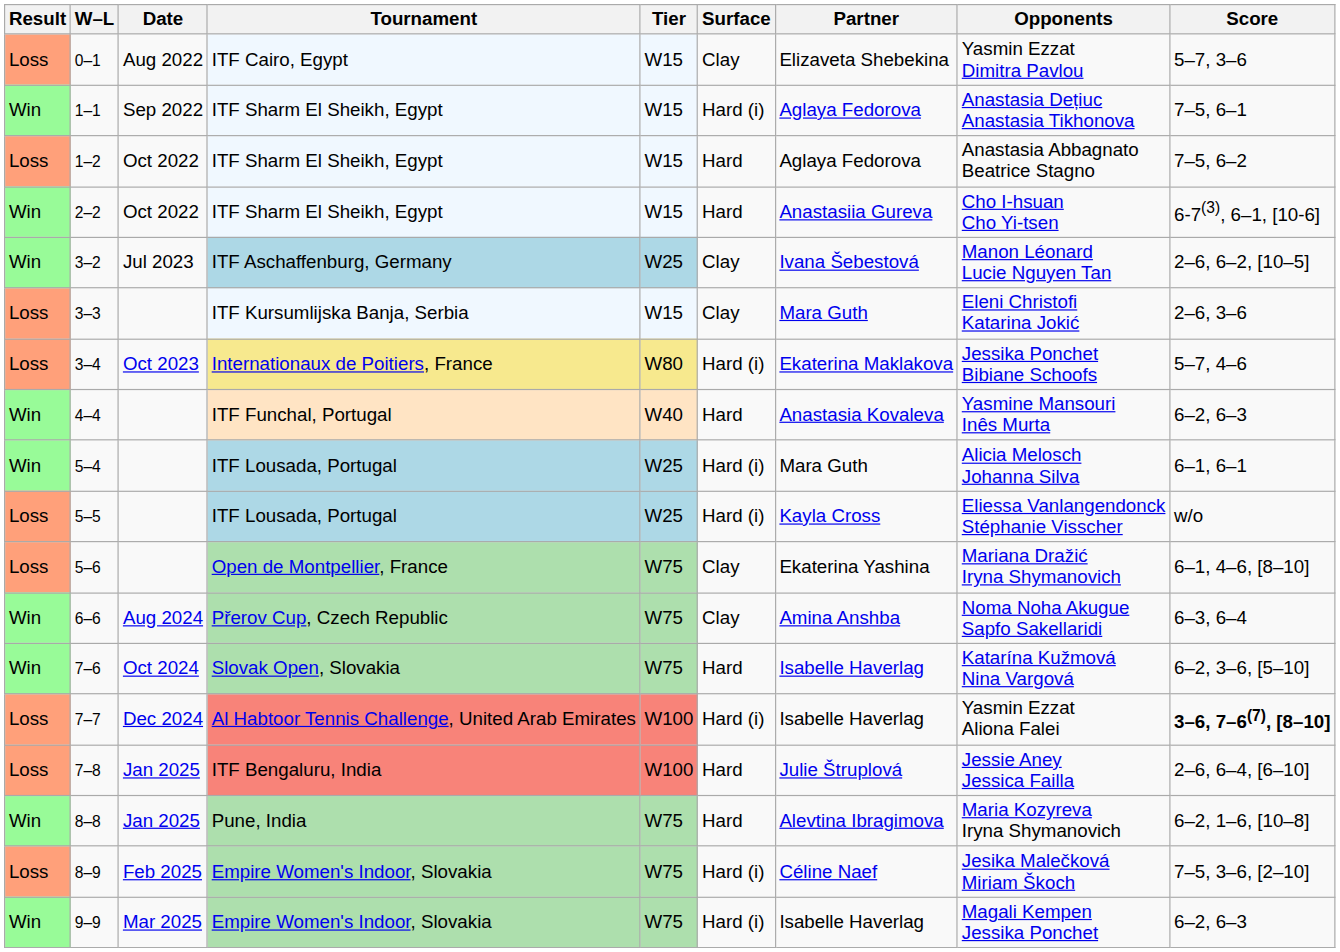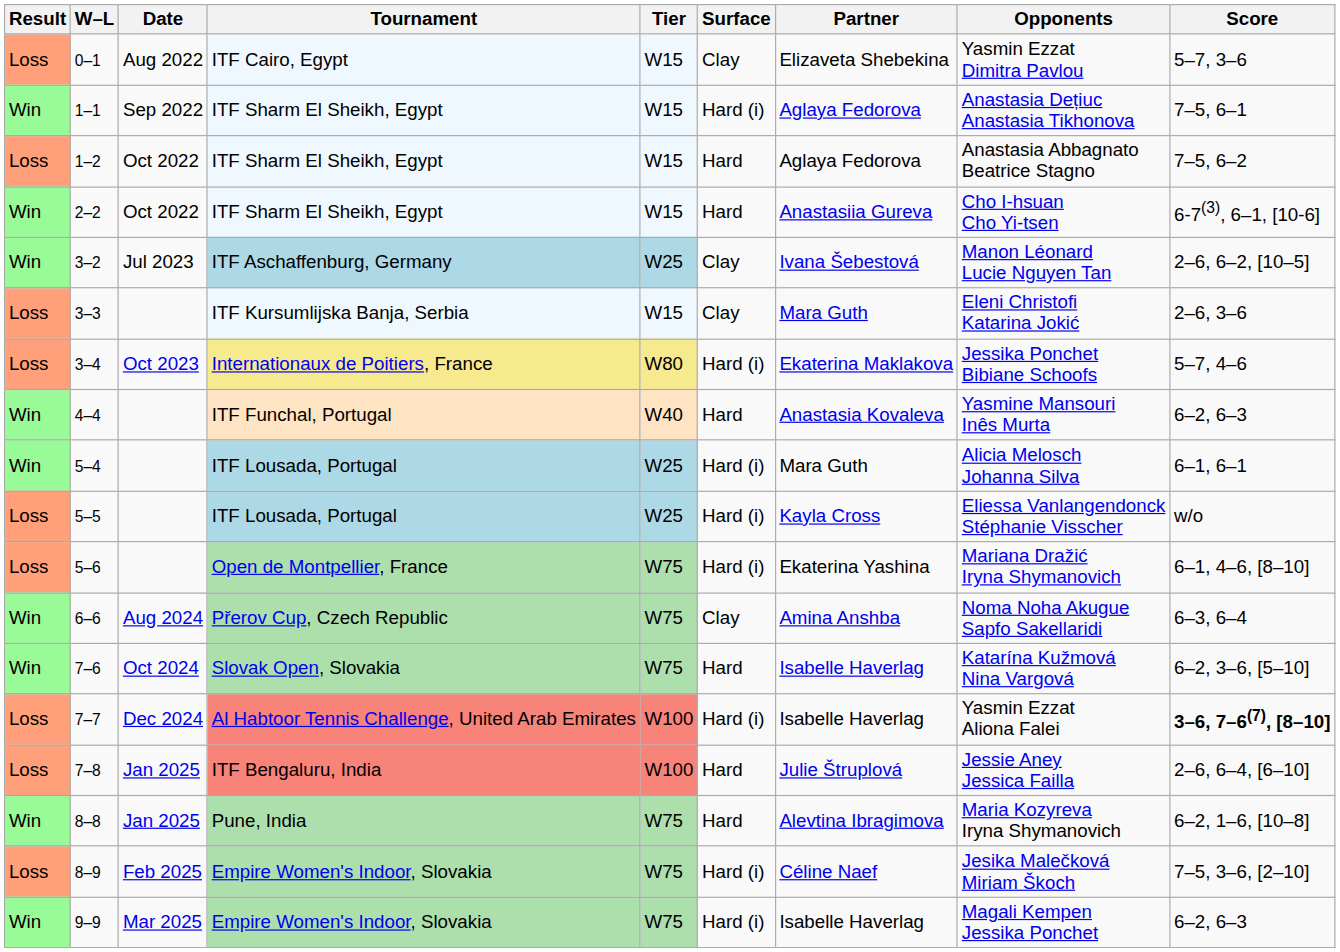(721, 567) Clay -> (733, 567) Hard (i)
